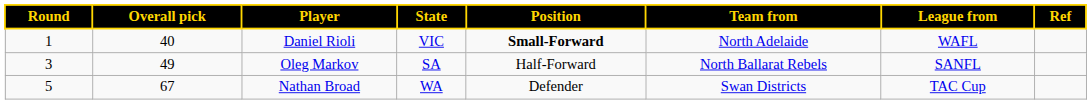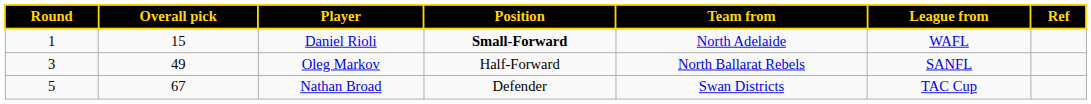- column: (431, 16)
(167, 40) 40 -> (178, 40) 15
